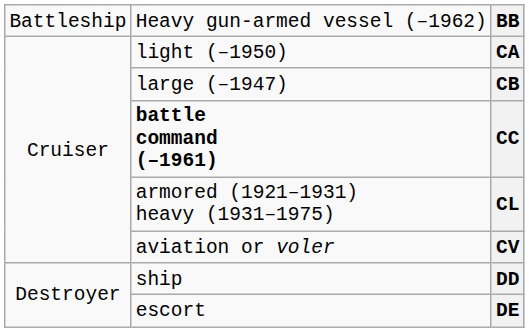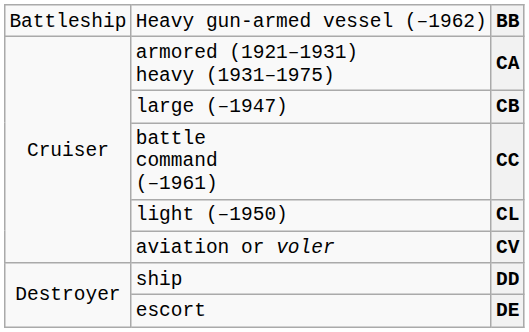(212, 52) light (–1950) -> (247, 64) armored (1921–1931) heavy (1931–1975)
(177, 138) bold -> (177, 161) normal
(247, 204) armored (1921–1931) heavy (1931–1975) -> (212, 215) light (–1950)
